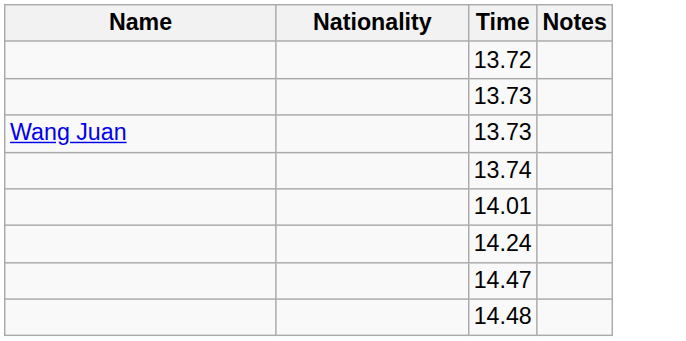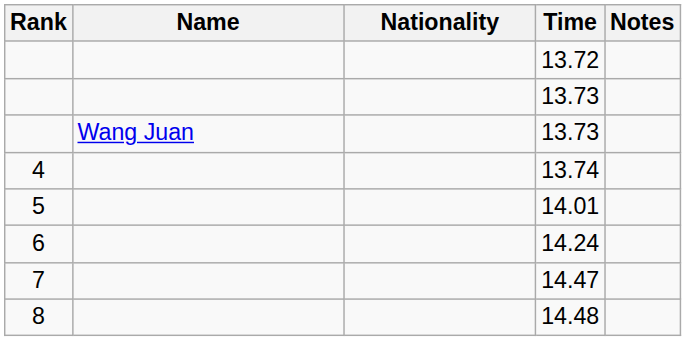+ column: (38, 22)
